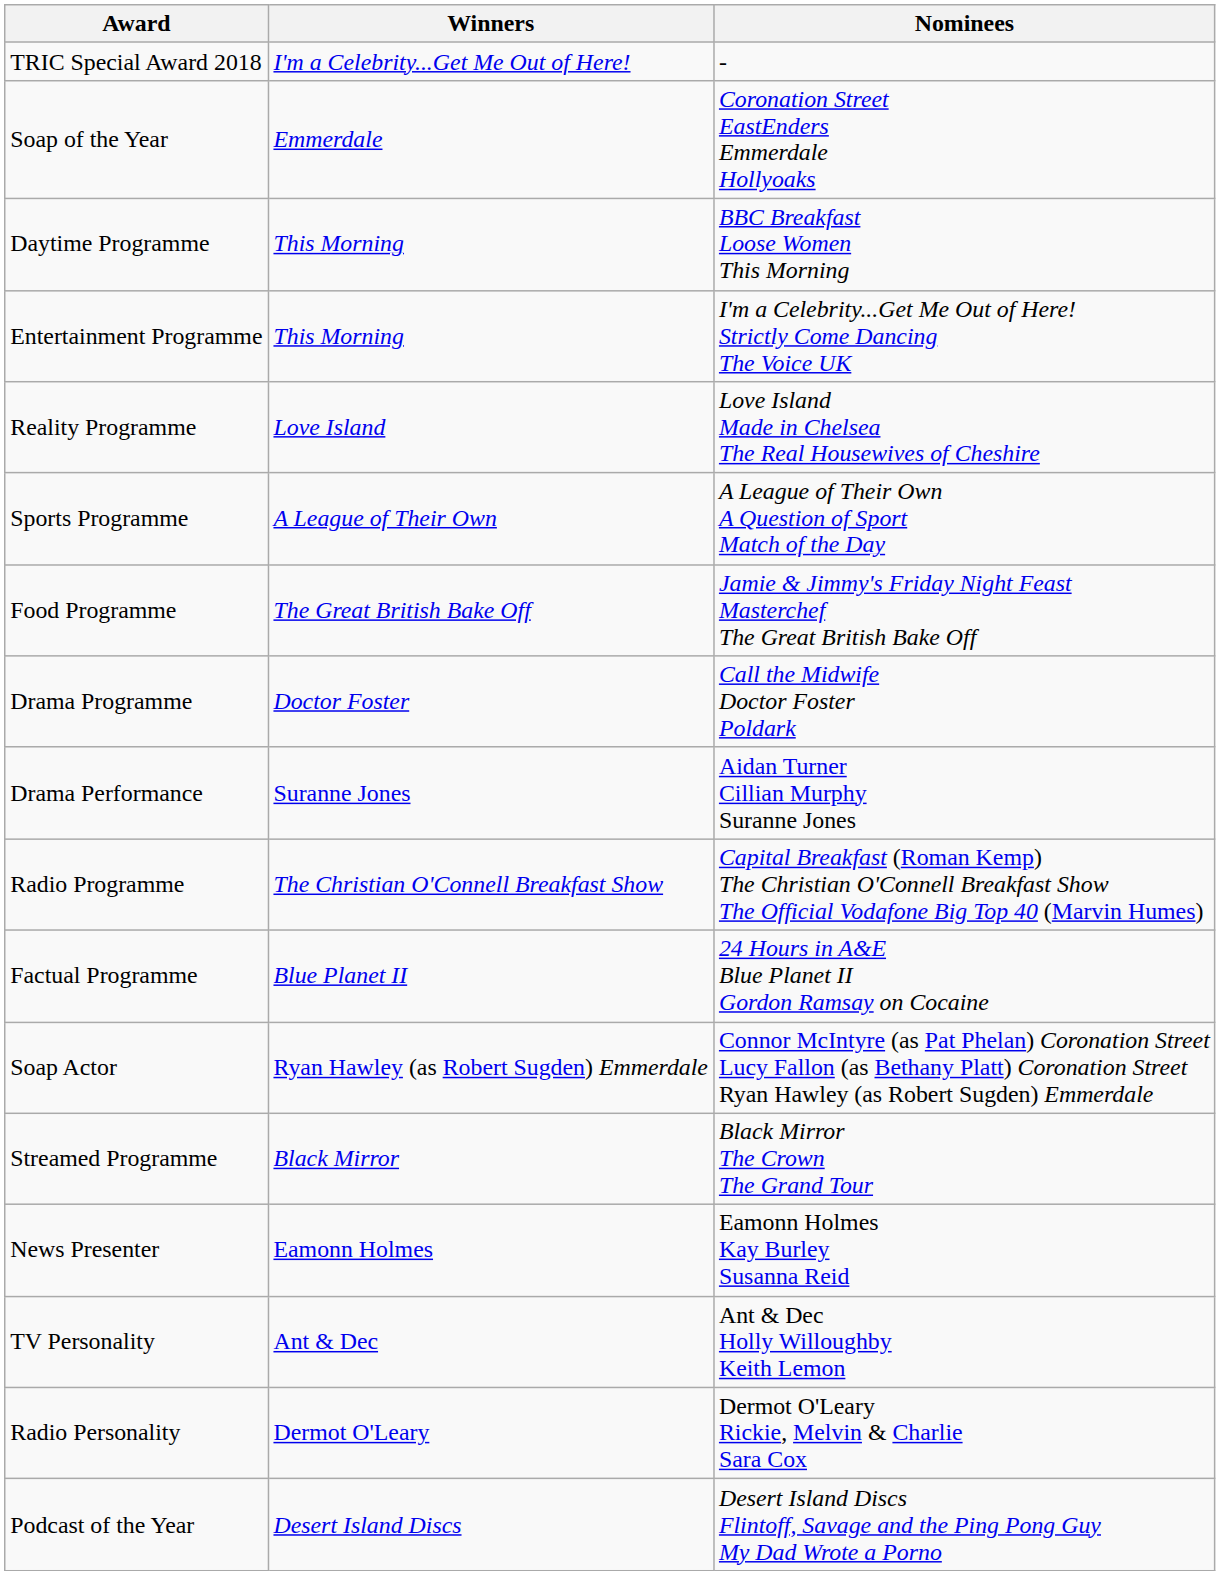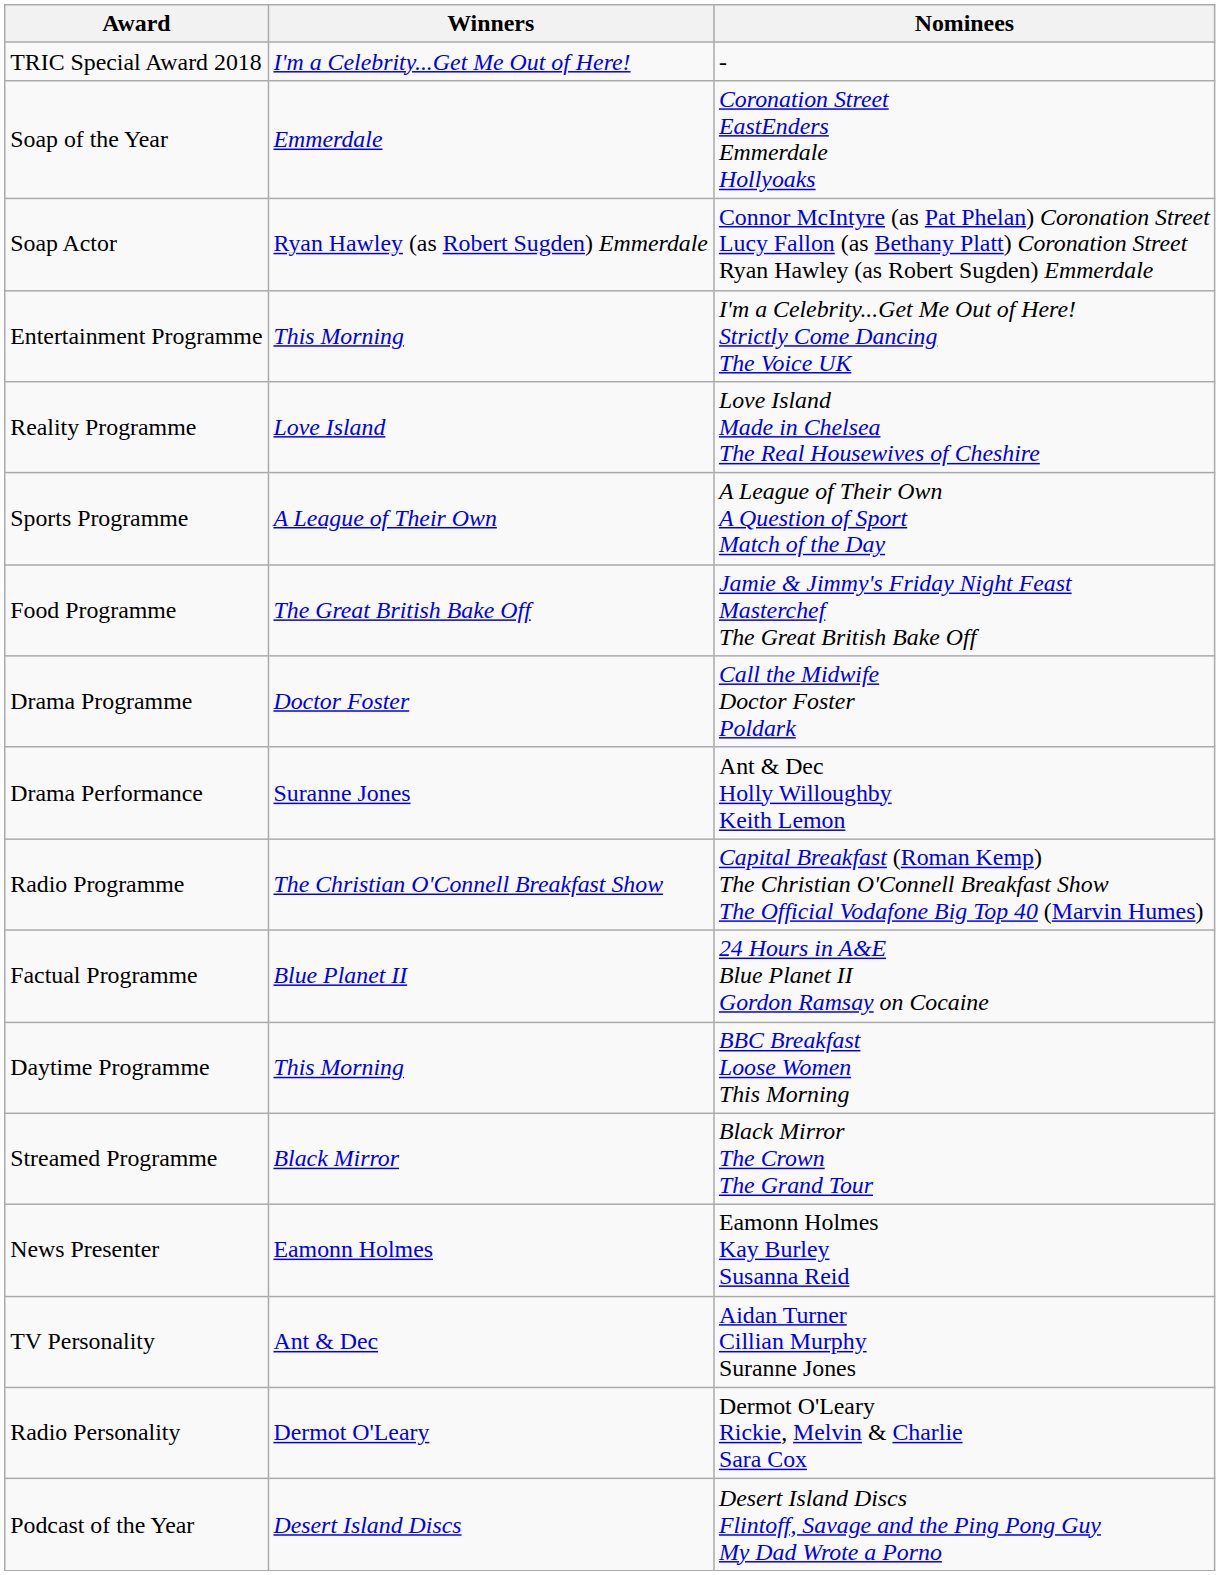rows swapped: (64, 1067) <-> (110, 244)
(793, 792) Aidan Turner Cillian Murphy Suranne Jones -> (805, 792) Ant & Dec Holly Willoughby Keith Lemon
(805, 1341) Ant & Dec Holly Willoughby Keith Lemon -> (793, 1341) Aidan Turner Cillian Murphy Suranne Jones
